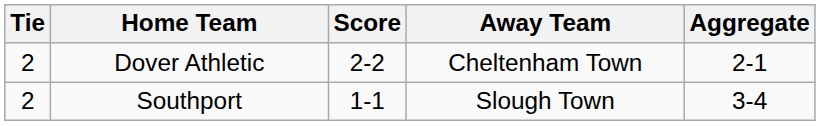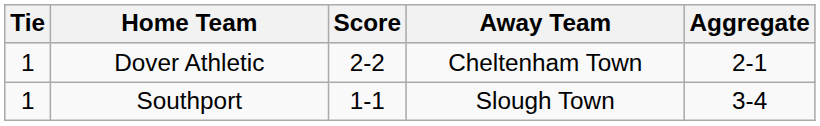(28, 62) 2 -> (28, 62) 1
(28, 100) 2 -> (28, 100) 1
